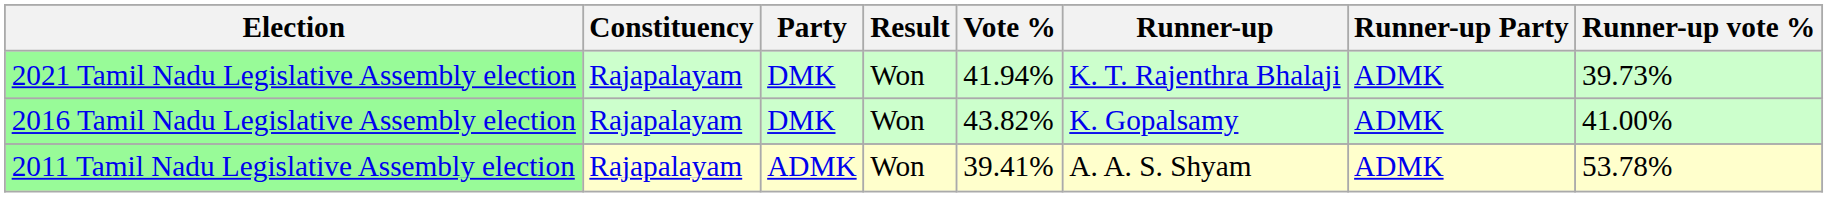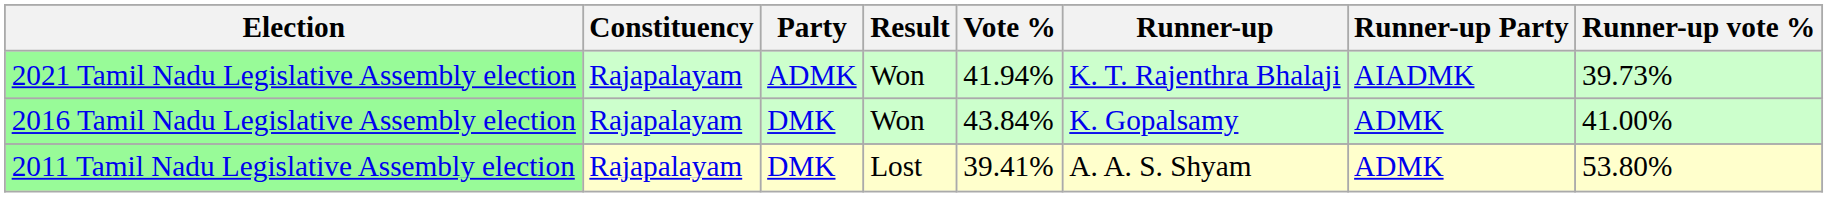(801, 74) DMK -> (812, 74) ADMK
(1399, 74) ADMK -> (1414, 74) AIADMK
(1008, 120) 43.82% -> (1008, 120) 43.84%
(812, 167) ADMK -> (801, 167) DMK
(897, 167) Won -> (896, 167) Lost
(1627, 167) 53.78% -> (1627, 167) 53.80%
